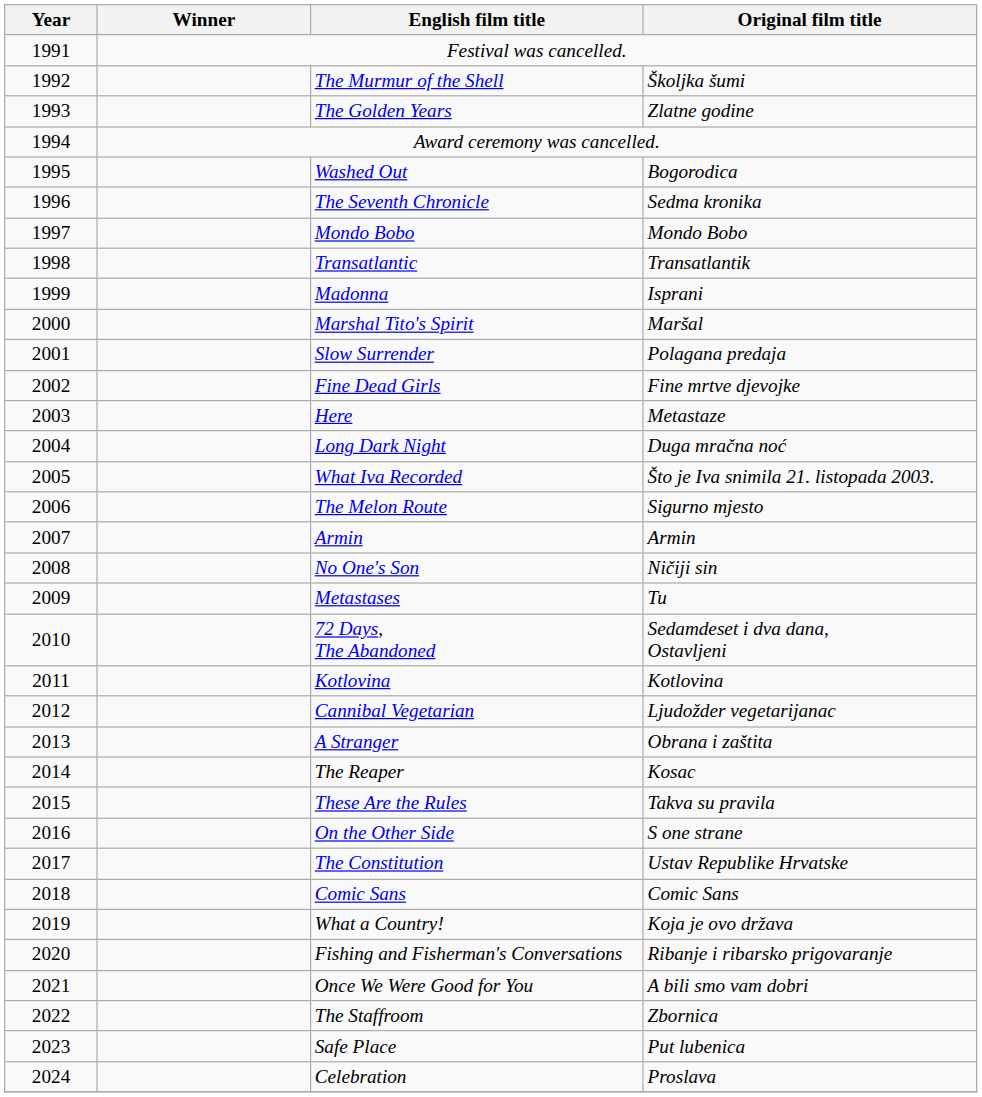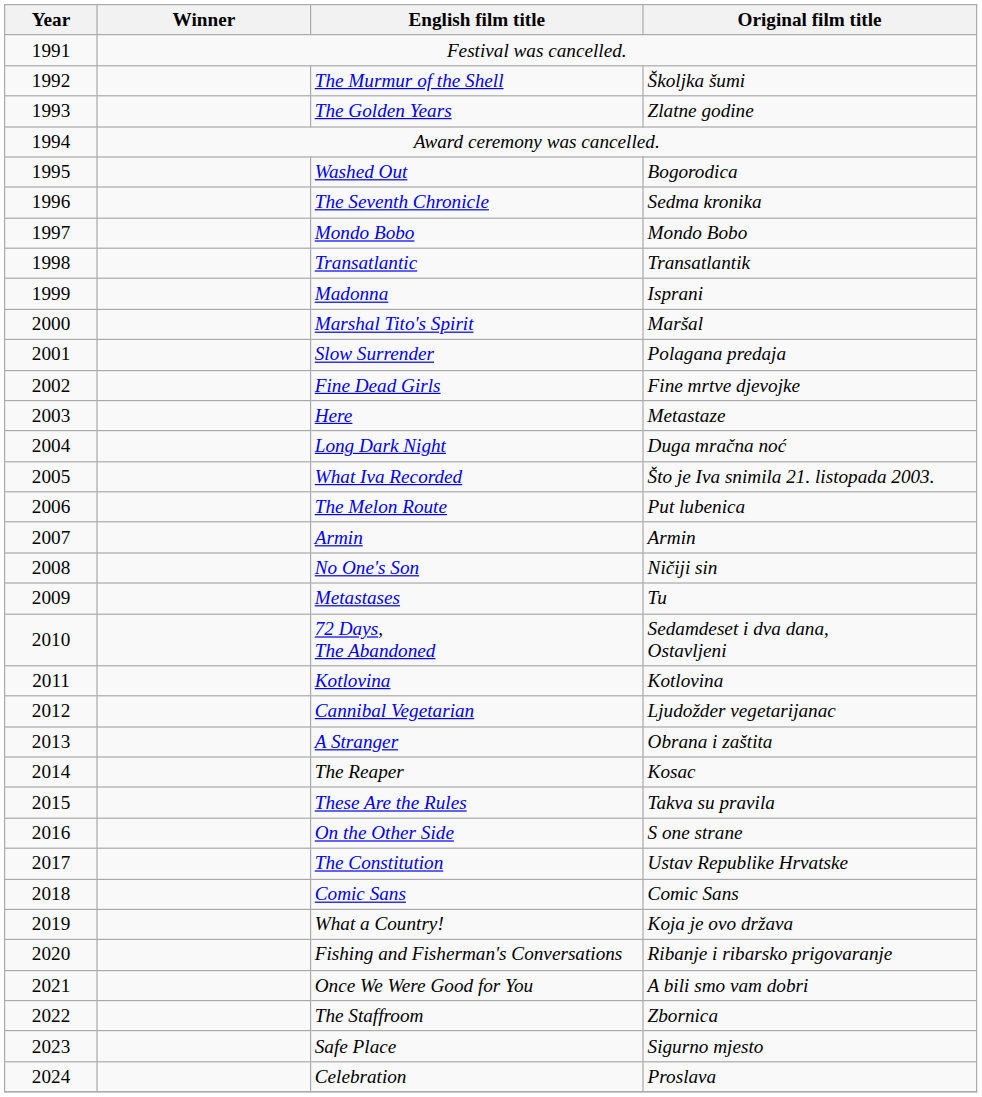(705, 506) Sigurno mjesto -> (696, 506) Put lubenica
(696, 1046) Put lubenica -> (705, 1046) Sigurno mjesto
